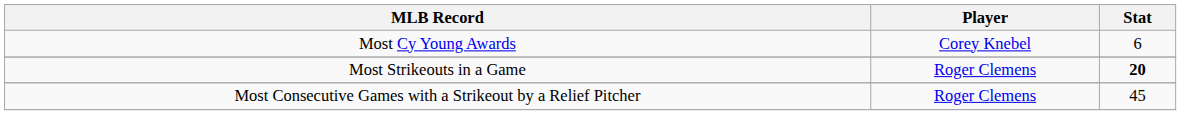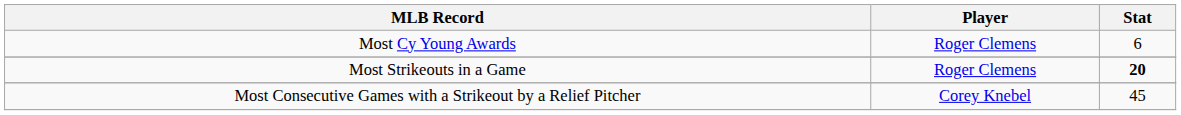(985, 43) Corey Knebel -> (985, 43) Roger Clemens
(985, 95) Roger Clemens -> (985, 95) Corey Knebel
